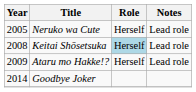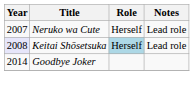(17, 29) 2005 -> (17, 29) 2007
(17, 45) no background -> (17, 45) lavender background
- row: (71, 62)
